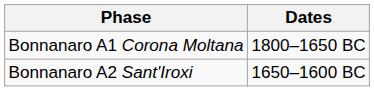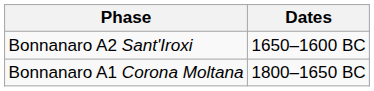rows swapped: (126, 45) <-> (101, 72)
